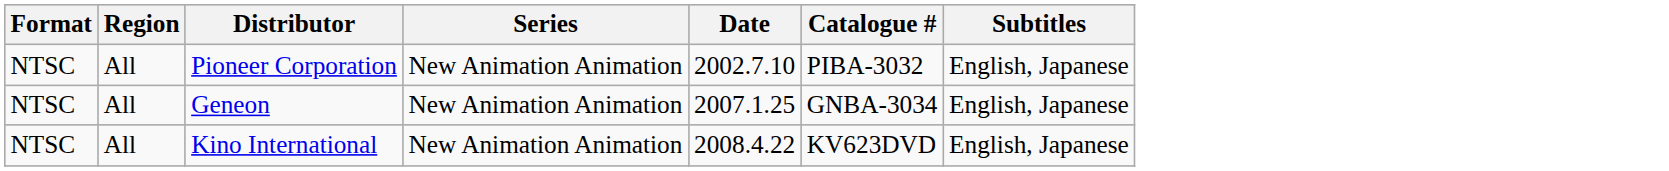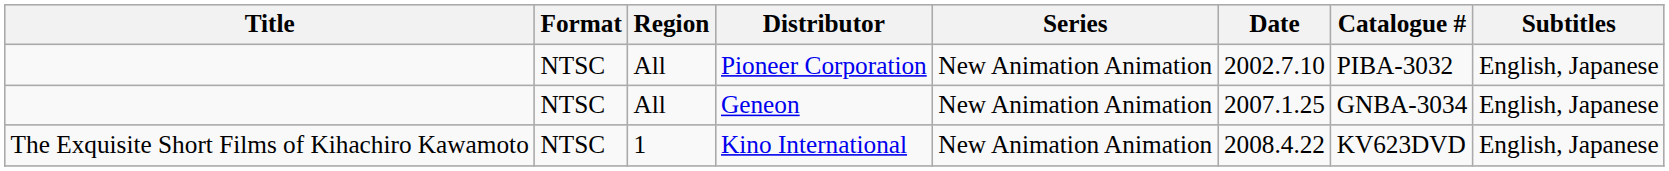+ column: (270, 24)
(120, 144) All -> (640, 144) 1
